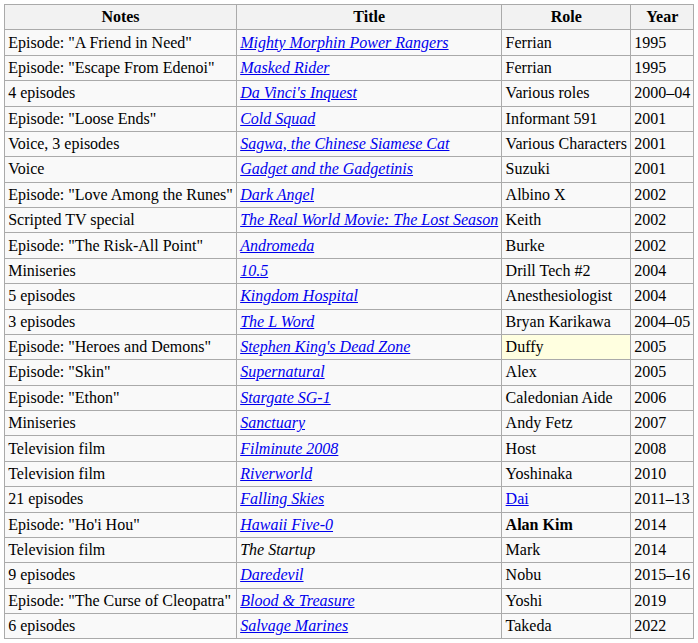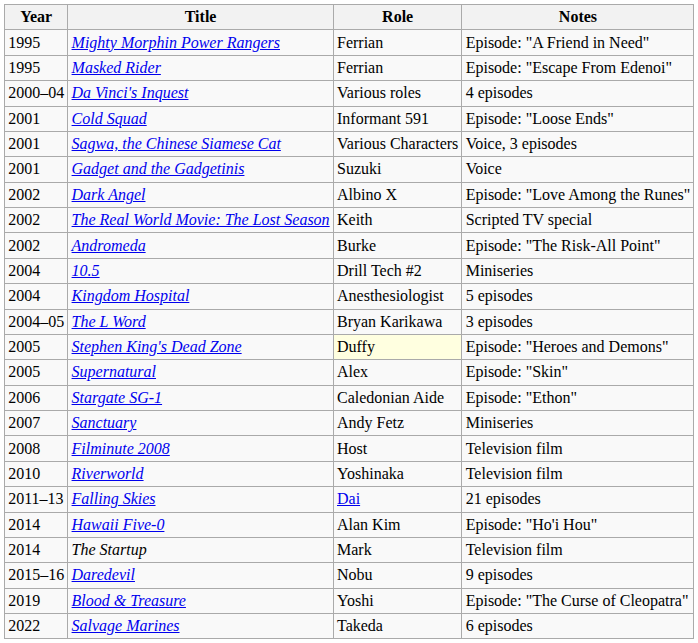columns swapped: (662, 17) <-> (120, 17)
(539, 524) bold -> (369, 524) normal
